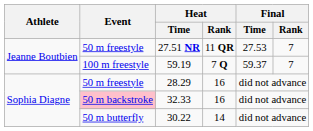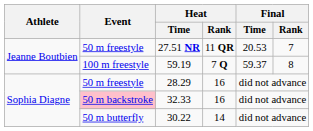(255, 47) 27.53 -> (255, 47) 20.53
(291, 65) 7 -> (291, 65) 8
